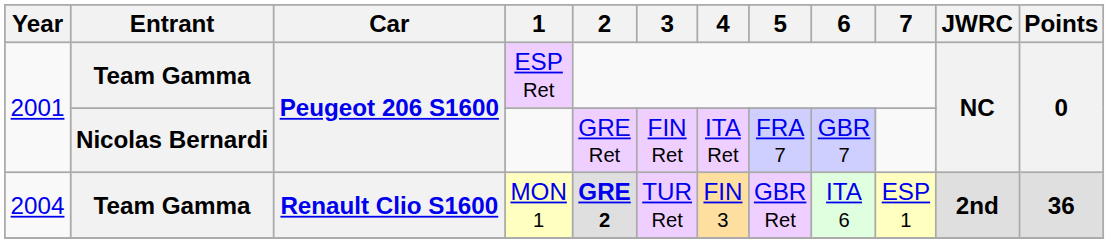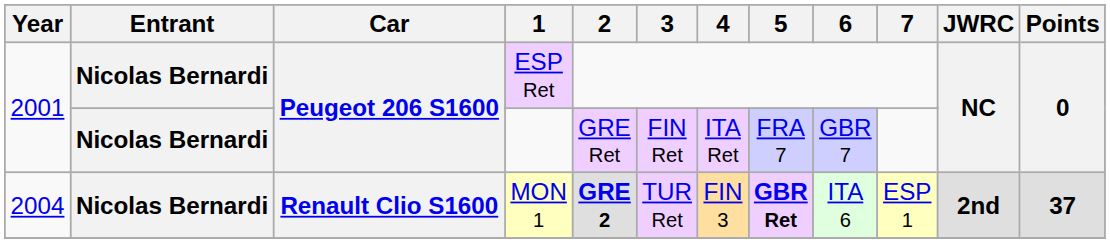(172, 75) Team Gamma -> (172, 75) Nicolas Bernardi
(172, 205) Team Gamma -> (172, 205) Nicolas Bernardi
(780, 204) normal -> (781, 205) bold
(1061, 205) 36 -> (1063, 205) 37
